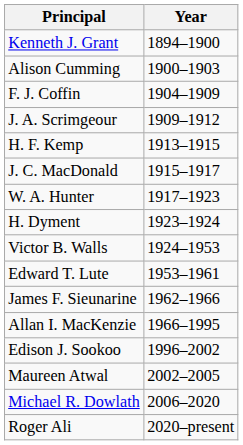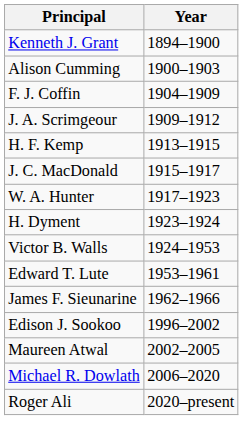- row: (72, 324)
